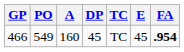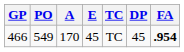columns swapped: (141, 15) <-> (94, 15)
(70, 36) 160 -> (70, 36) 170
